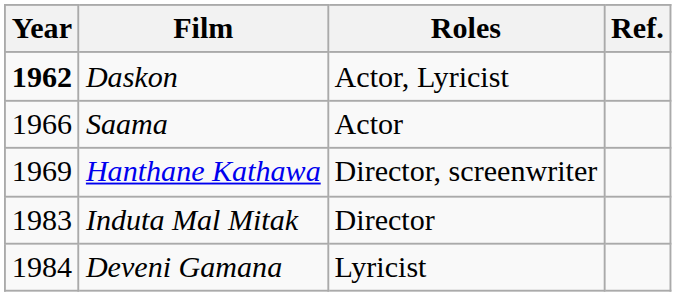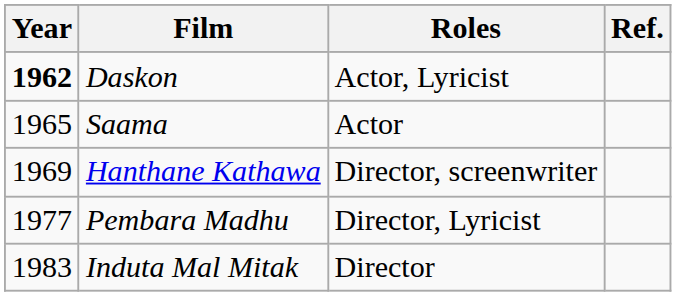(42, 123) 1966 -> (42, 123) 1965
+ row: (187, 219)
- row: (184, 266)
